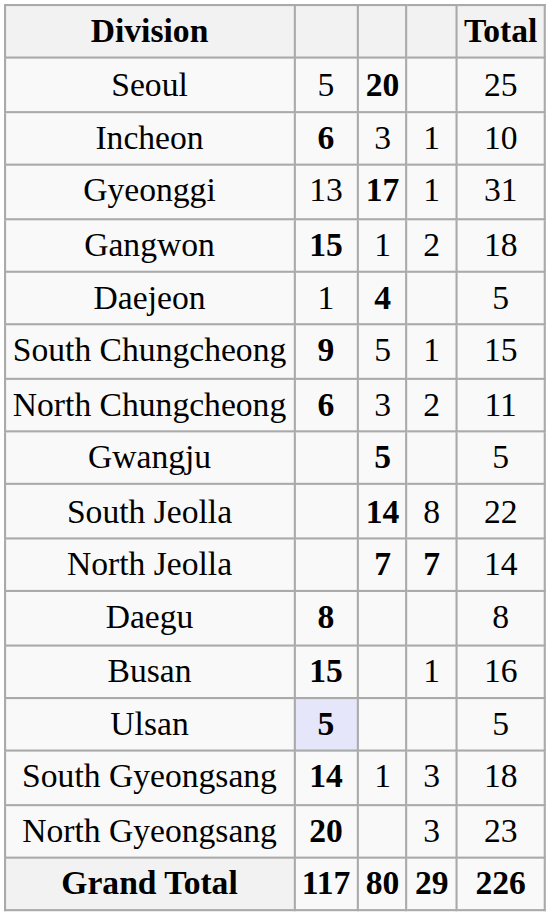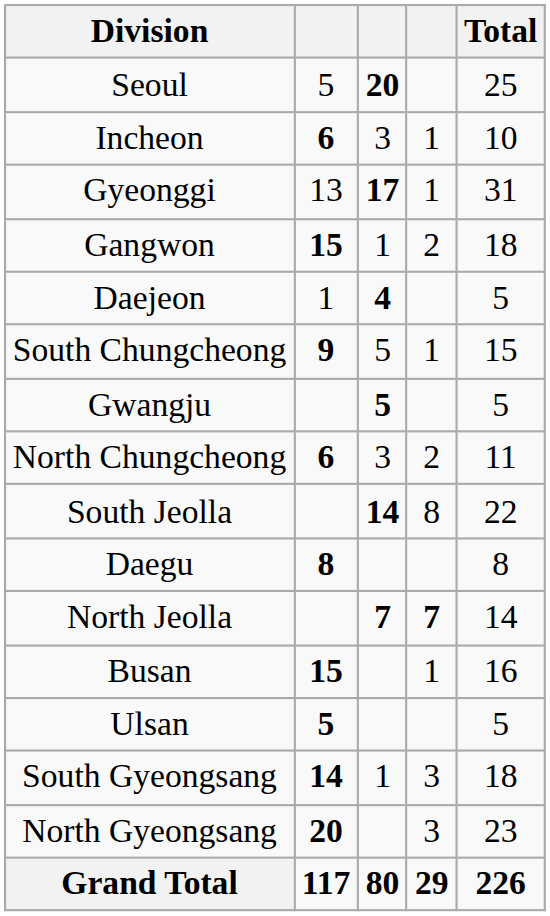rows swapped: (150, 404) <-> (150, 457)
rows swapped: (150, 564) <-> (150, 617)
(326, 723) lavender background -> (326, 723) no background
